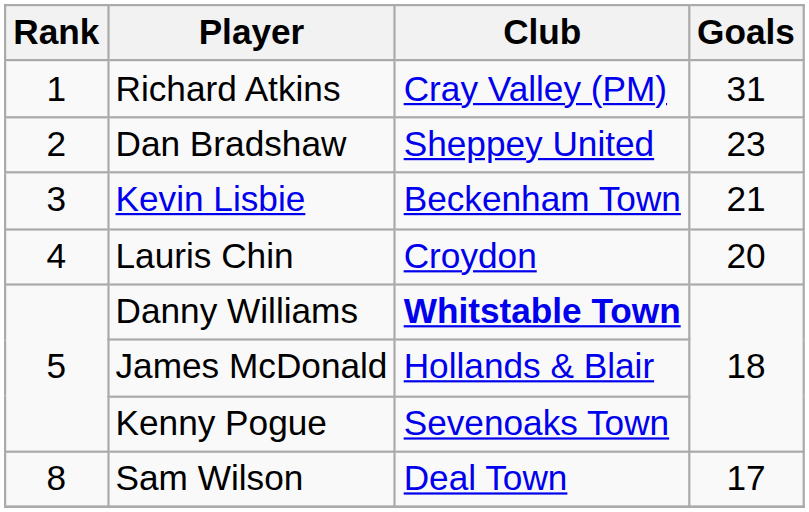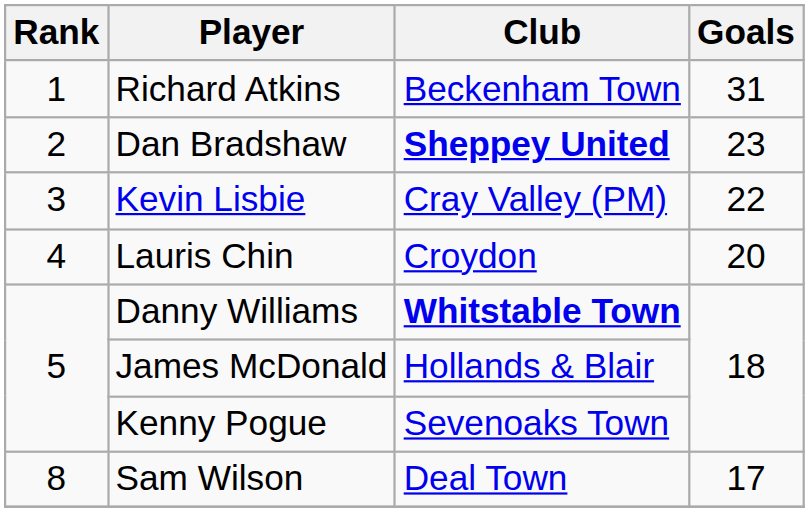(535, 88) Cray Valley (PM) -> (542, 88) Beckenham Town
(529, 144) normal -> (537, 144) bold
(542, 199) Beckenham Town -> (535, 199) Cray Valley (PM)
(746, 199) 21 -> (746, 199) 22
